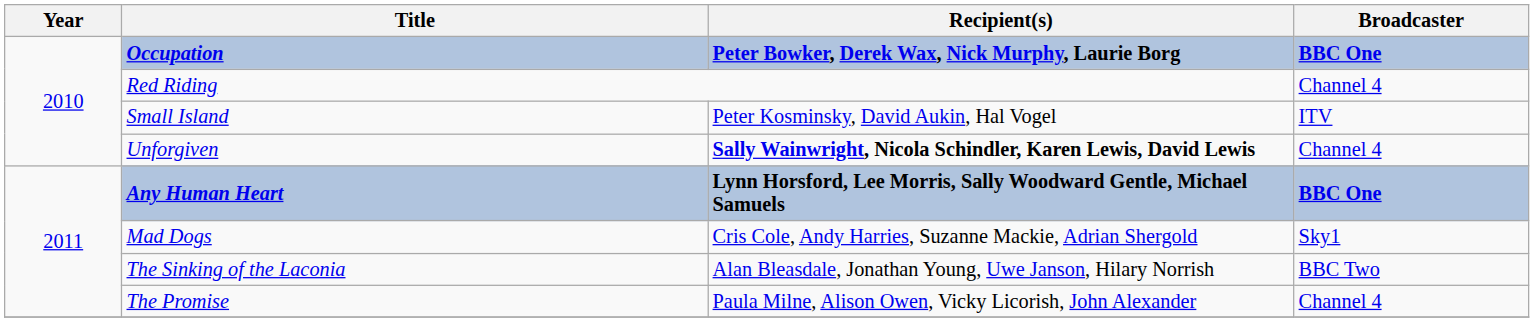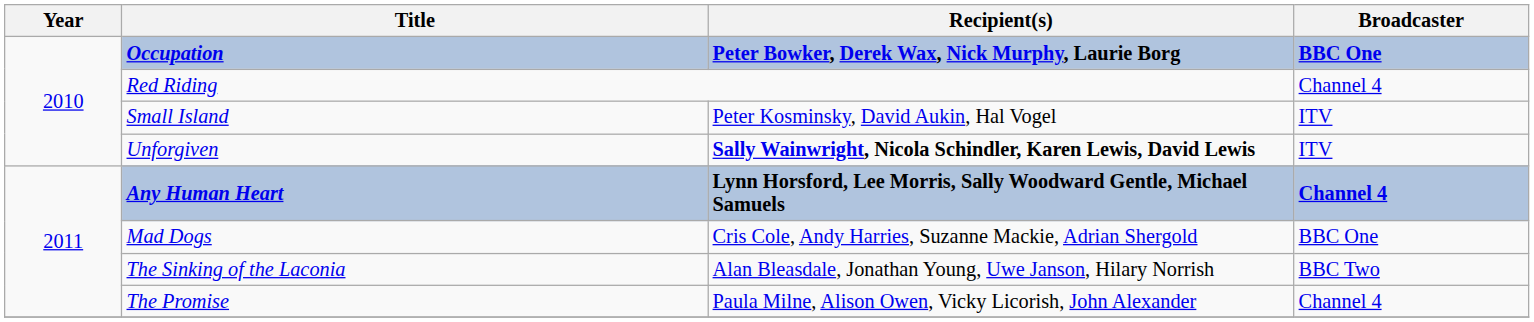(1340, 149) Channel 4 -> (1316, 149) ITV
(1340, 193) BBC One -> (1343, 193) Channel 4
(1320, 236) Sky1 -> (1338, 236) BBC One
